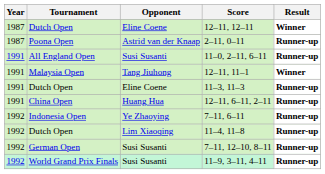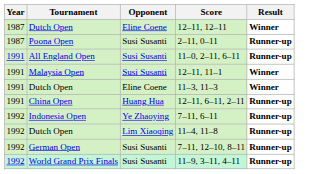(161, 42) Astrid van der Knaap -> (145, 42) Susi Susanti
(147, 72) Tang Jiuhong -> (145, 72) Susi Susanti
(297, 87) Runner-up -> (264, 87) Winner
